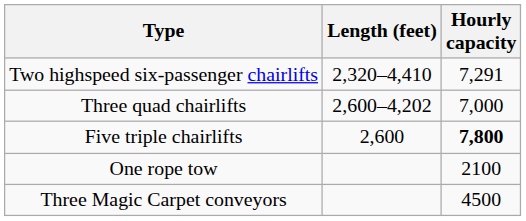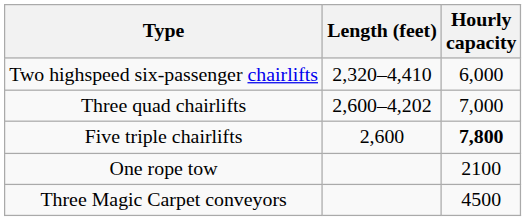(481, 74) 7,291 -> (481, 74) 6,000
